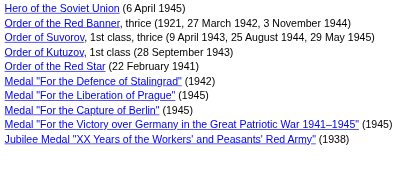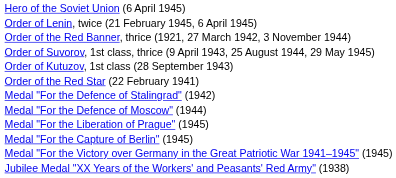+ row: (131, 23)
+ row: (106, 110)
